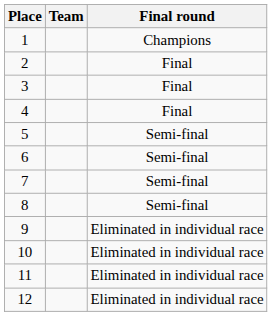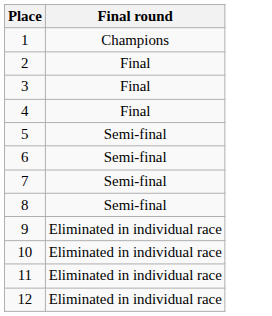- column: (66, 16)
